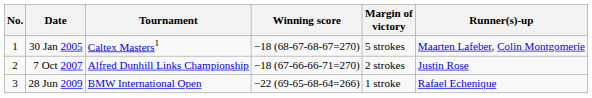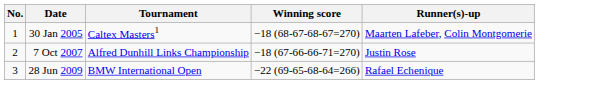- column: (389, 20)
